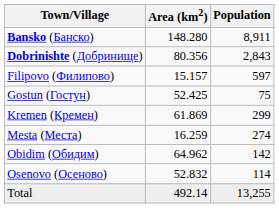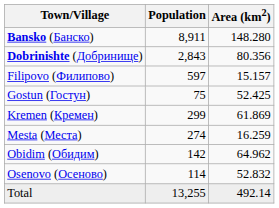columns swapped: (178, 15) <-> (242, 15)
